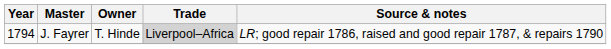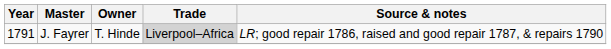(21, 33) 1794 -> (21, 33) 1791
